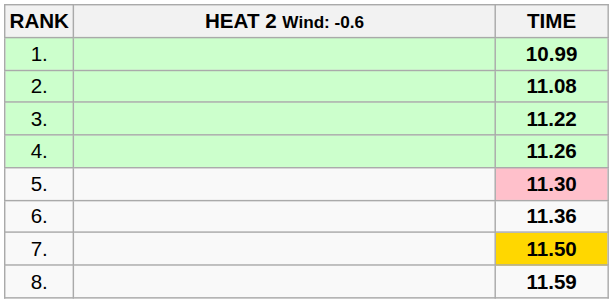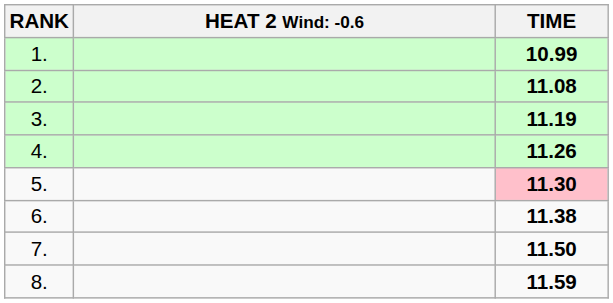(552, 119) 11.22 -> (552, 119) 11.19
(552, 217) 11.36 -> (552, 217) 11.38
(552, 249) gold background -> (552, 249) no background
